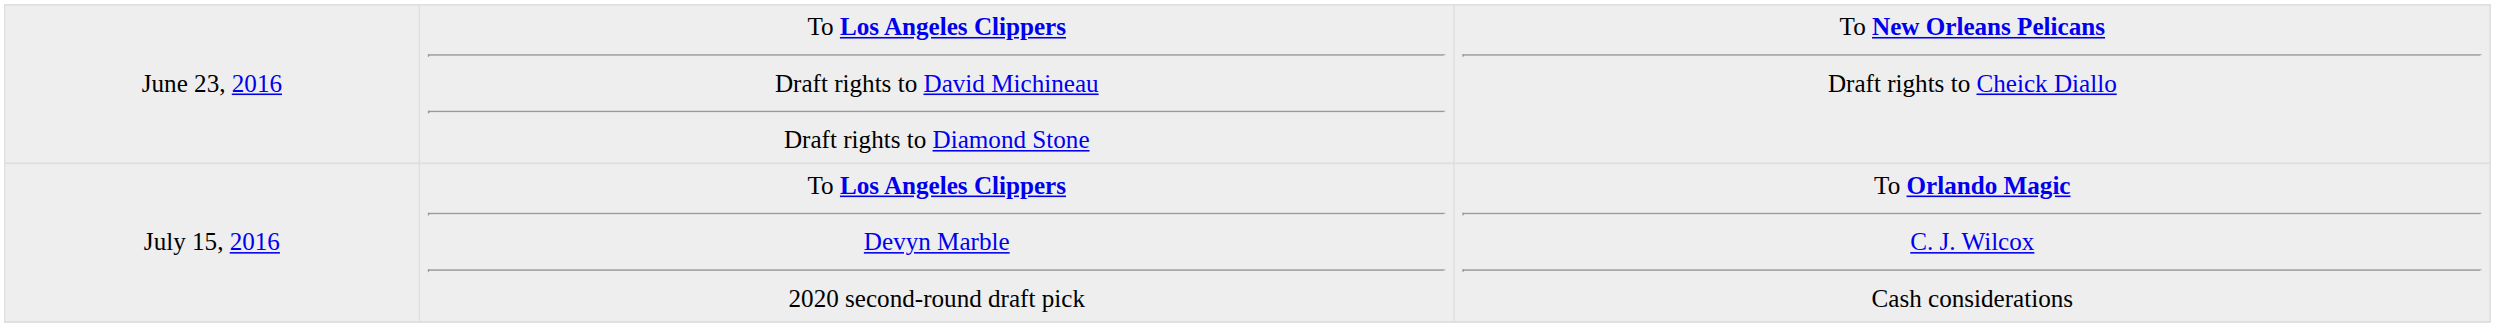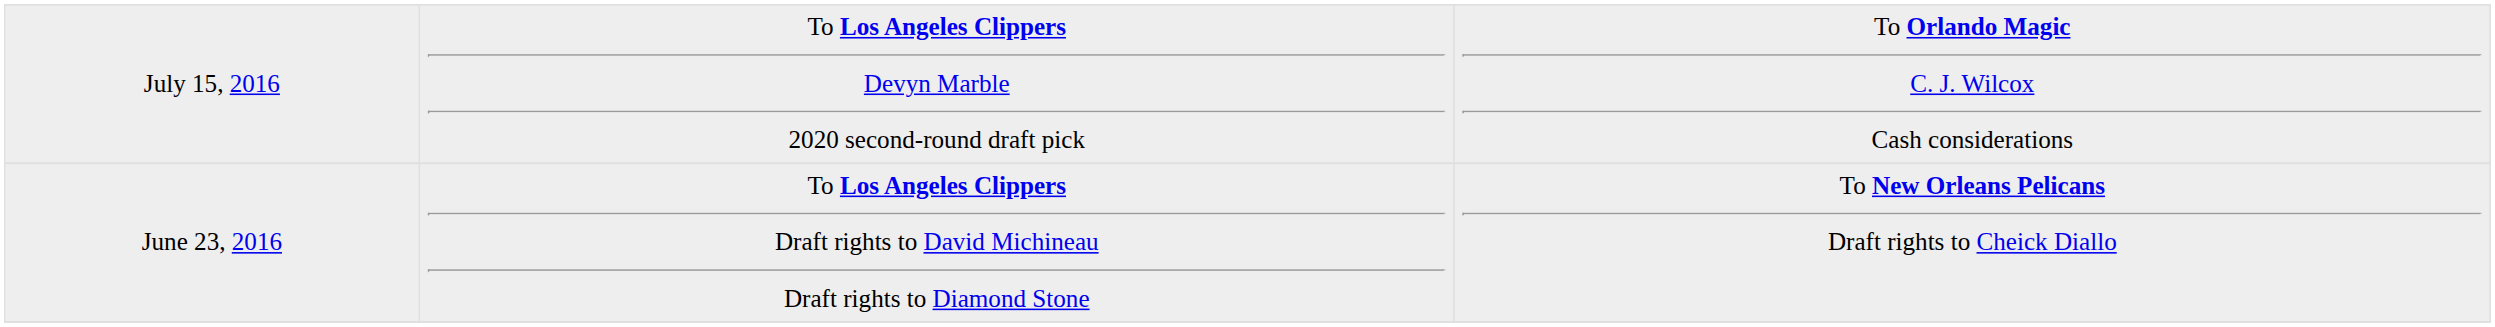rows swapped: (212, 83) <-> (212, 242)
